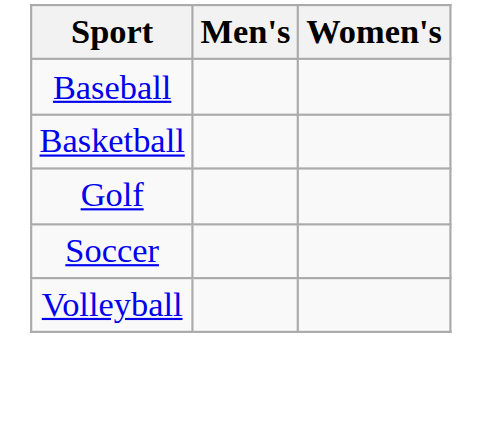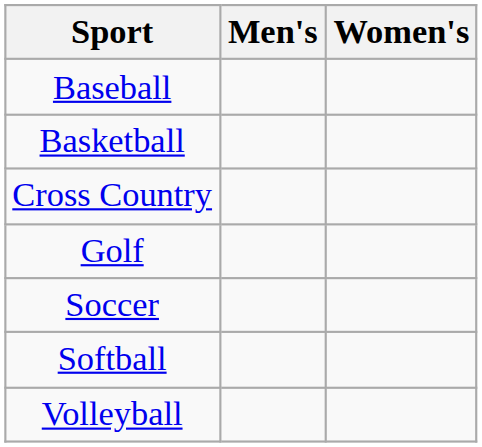+ row: (112, 195)
+ row: (112, 359)
